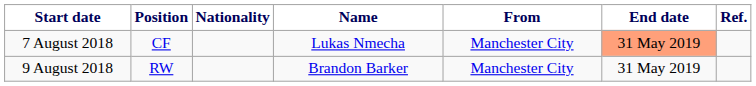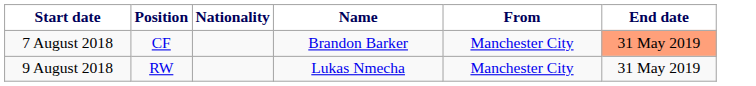- column: (734, 17)
(358, 43) Lukas Nmecha -> (358, 43) Brandon Barker
(358, 69) Brandon Barker -> (358, 69) Lukas Nmecha
